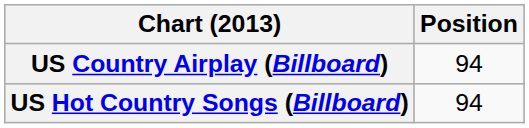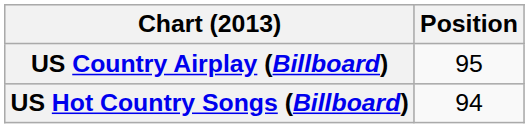(469, 63) 94 -> (469, 63) 95
